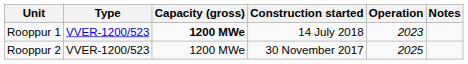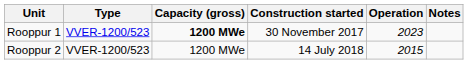(331, 31) 14 July 2018 -> (315, 31) 30 November 2017
(315, 50) 30 November 2017 -> (331, 50) 14 July 2018
(410, 50) 2025 -> (410, 50) 2015
